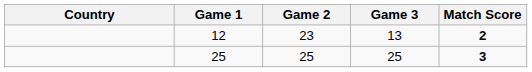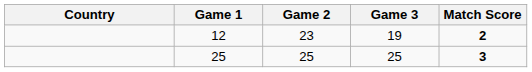(395, 35) 13 -> (395, 35) 19
